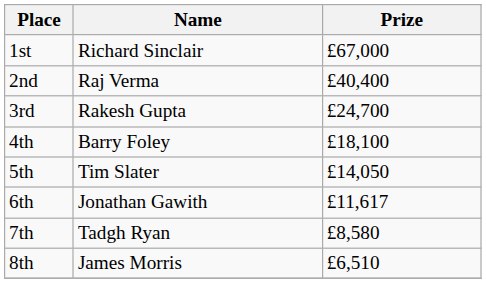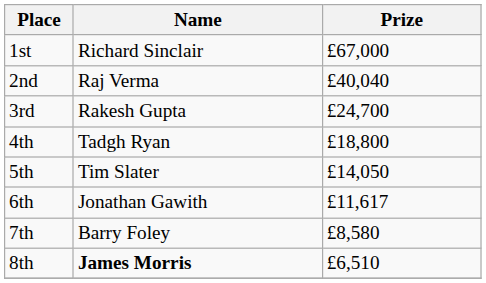(358, 80) £40,400 -> (358, 80) £40,040
(124, 141) Barry Foley -> (124, 141) Tadgh Ryan
(358, 141) £18,100 -> (358, 141) £18,800
(124, 232) Tadgh Ryan -> (124, 232) Barry Foley
(130, 263) normal -> (135, 263) bold
